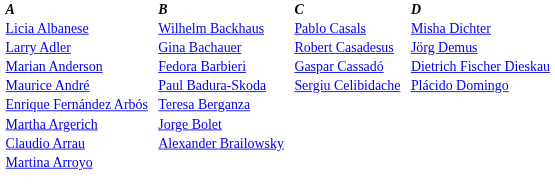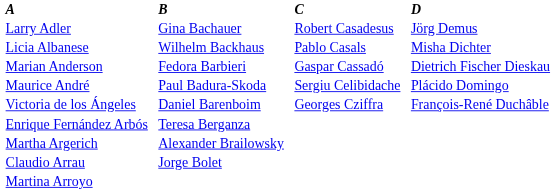rows swapped: (38, 47) <-> (47, 28)
+ row: (71, 105)
(190, 124) Jorge Bolet -> (221, 143) Alexander Brailowsky
(221, 143) Alexander Brailowsky -> (190, 162) Jorge Bolet
